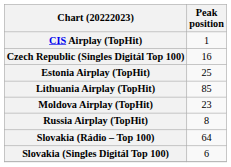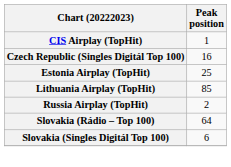- row: (96, 105)
(207, 121) 8 -> (207, 105) 2
